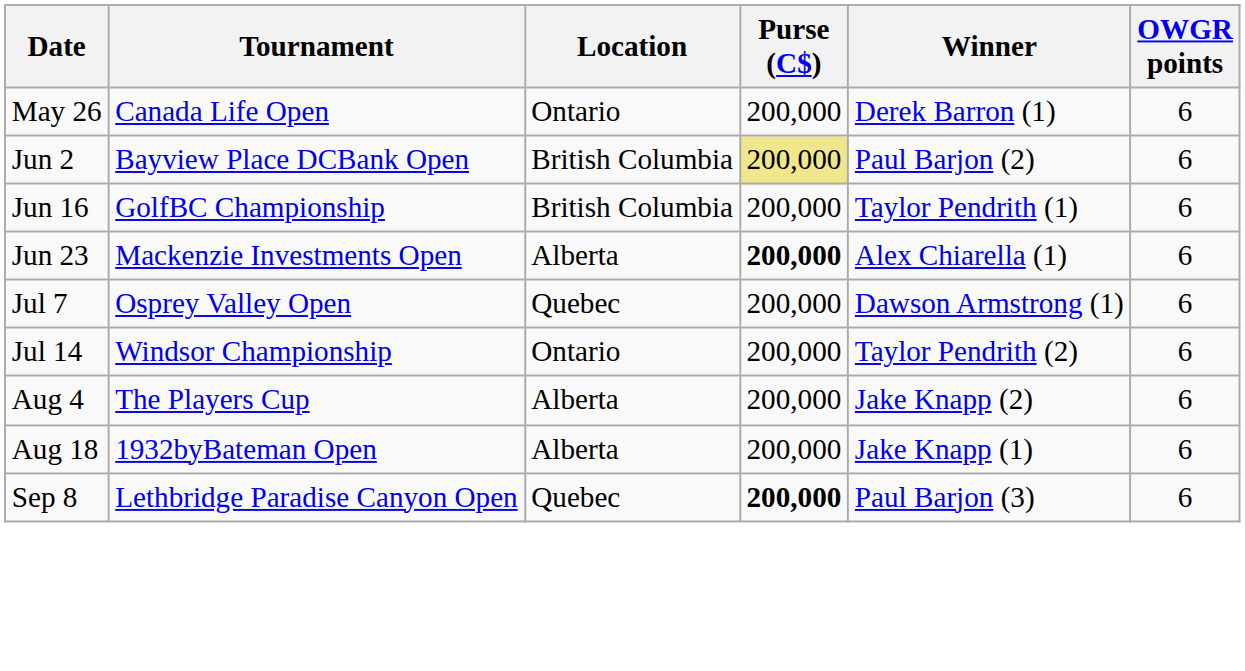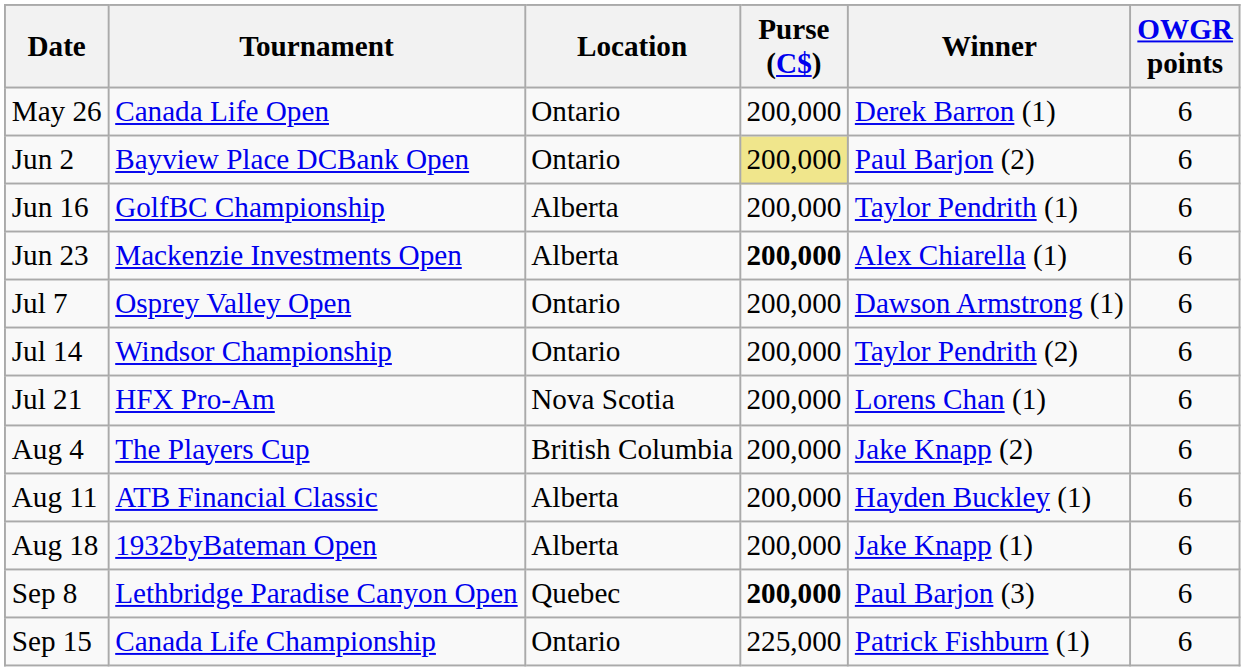(632, 159) British Columbia -> (576, 159) Ontario
(632, 207) British Columbia -> (575, 207) Alberta
(576, 303) Quebec -> (576, 303) Ontario
+ row: (47, 400)
(575, 400) Alberta -> (632, 448) British Columbia
+ row: (55, 496)
+ row: (52, 640)
